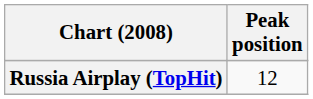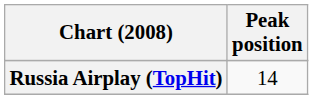(267, 77) 12 -> (267, 77) 14
